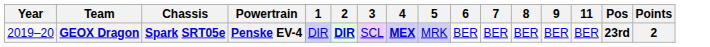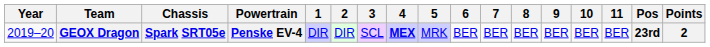+ column: (587, 13)
(344, 32) bold -> (344, 32) normal
